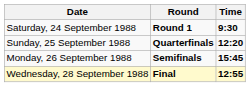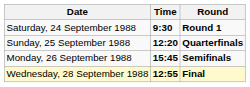columns swapped: (231, 12) <-> (183, 12)
